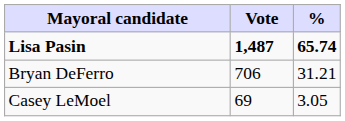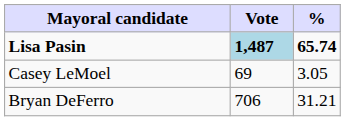(254, 45) no background -> (254, 45) lightblue background
rows swapped: (61, 73) <-> (60, 101)
